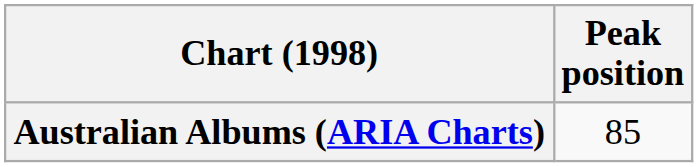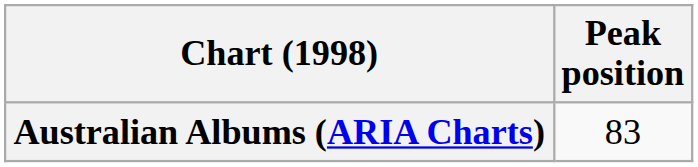(623, 131) 85 -> (623, 131) 83
